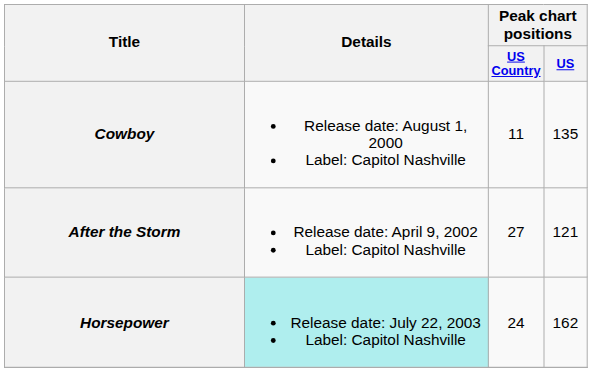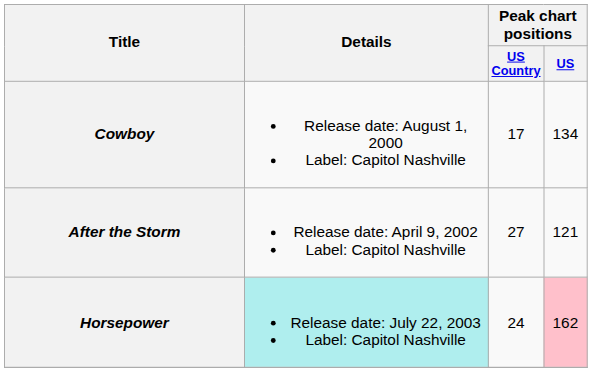(516, 134) 11 -> (516, 134) 17
(565, 134) 135 -> (565, 134) 134
(565, 322) no background -> (565, 322) pink background
